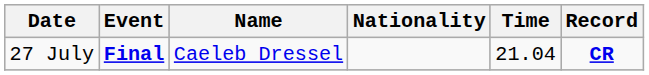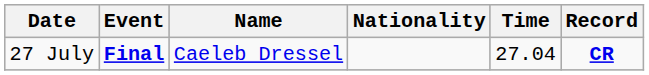(526, 54) 21.04 -> (526, 54) 27.04
